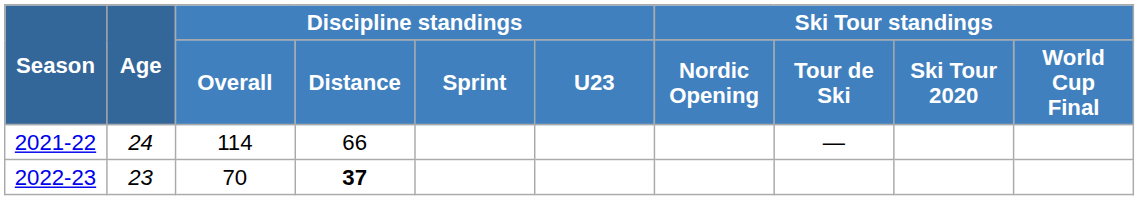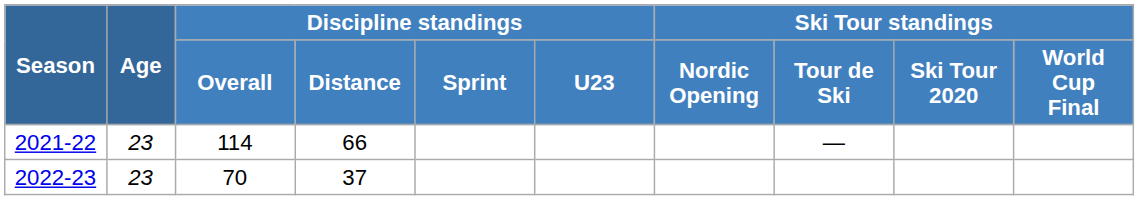(141, 142) 24 -> (141, 142) 23
(355, 178) bold -> (355, 178) normal
